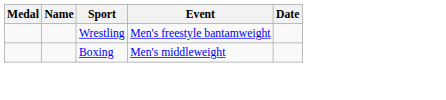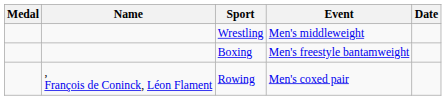(200, 33) Men's freestyle bantamweight -> (316, 33) Men's middleweight
(178, 52) Men's middleweight -> (339, 52) Men's freestyle bantamweight
+ row: (236, 79)
